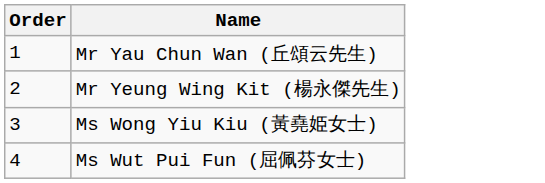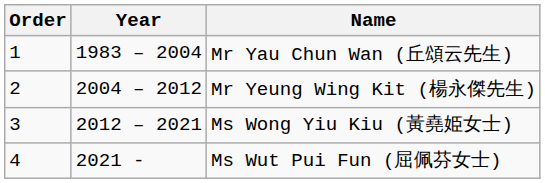+ column: (139, 20)
